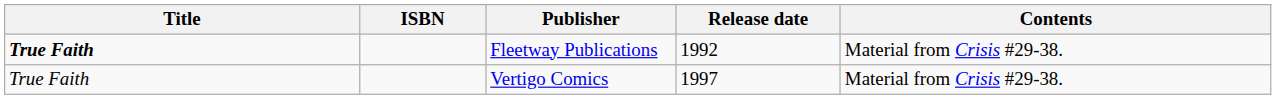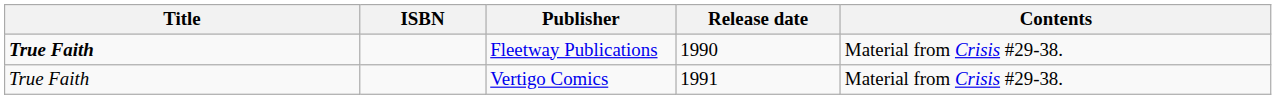(699, 49) 1992 -> (699, 49) 1990
(699, 79) 1997 -> (699, 79) 1991
